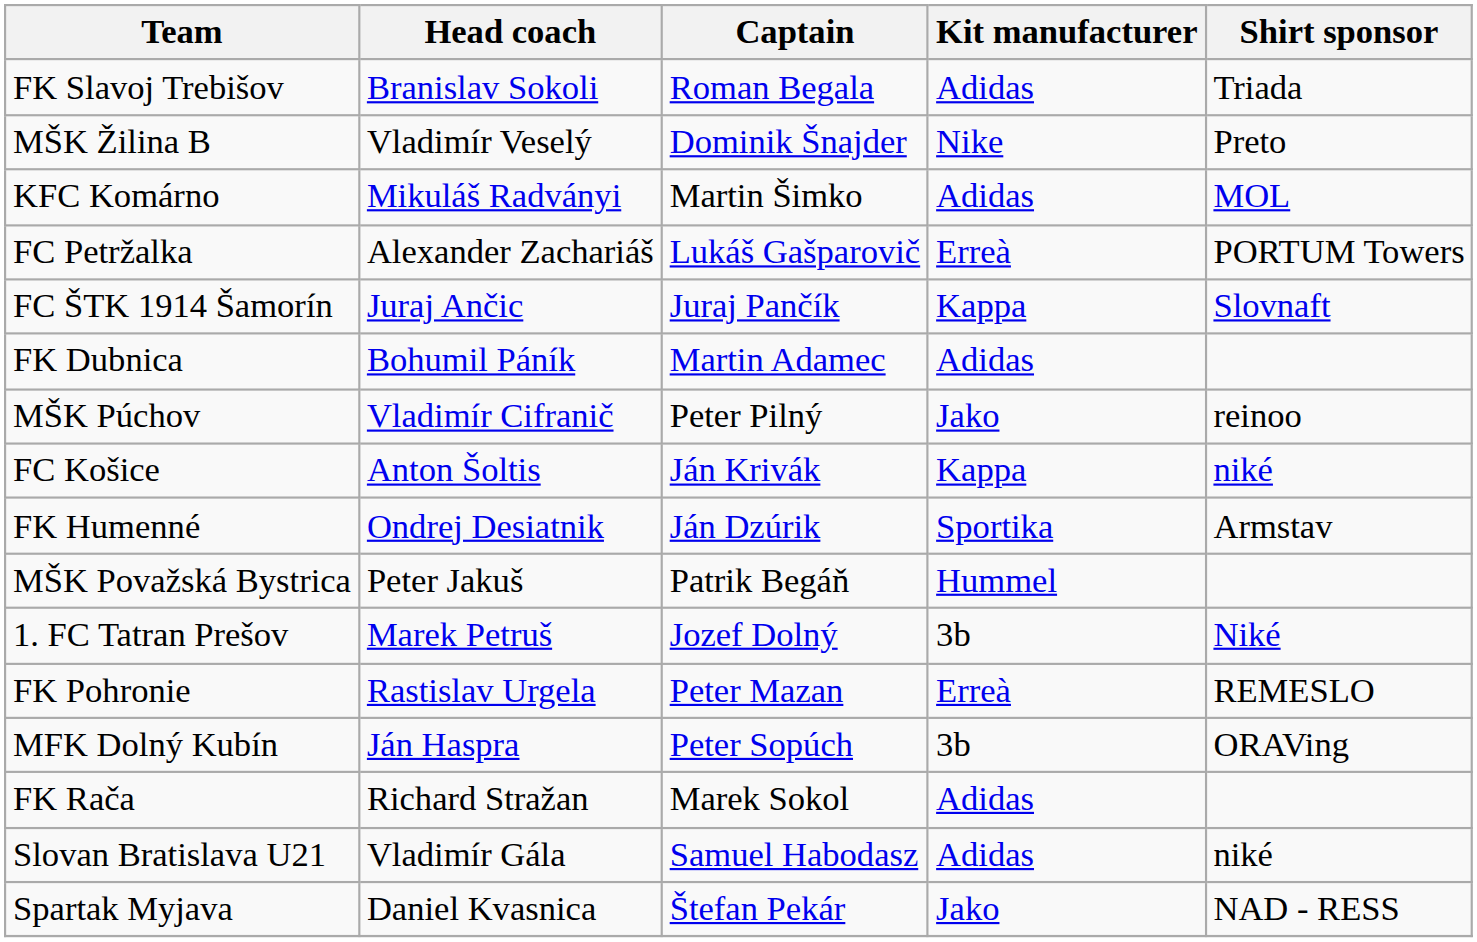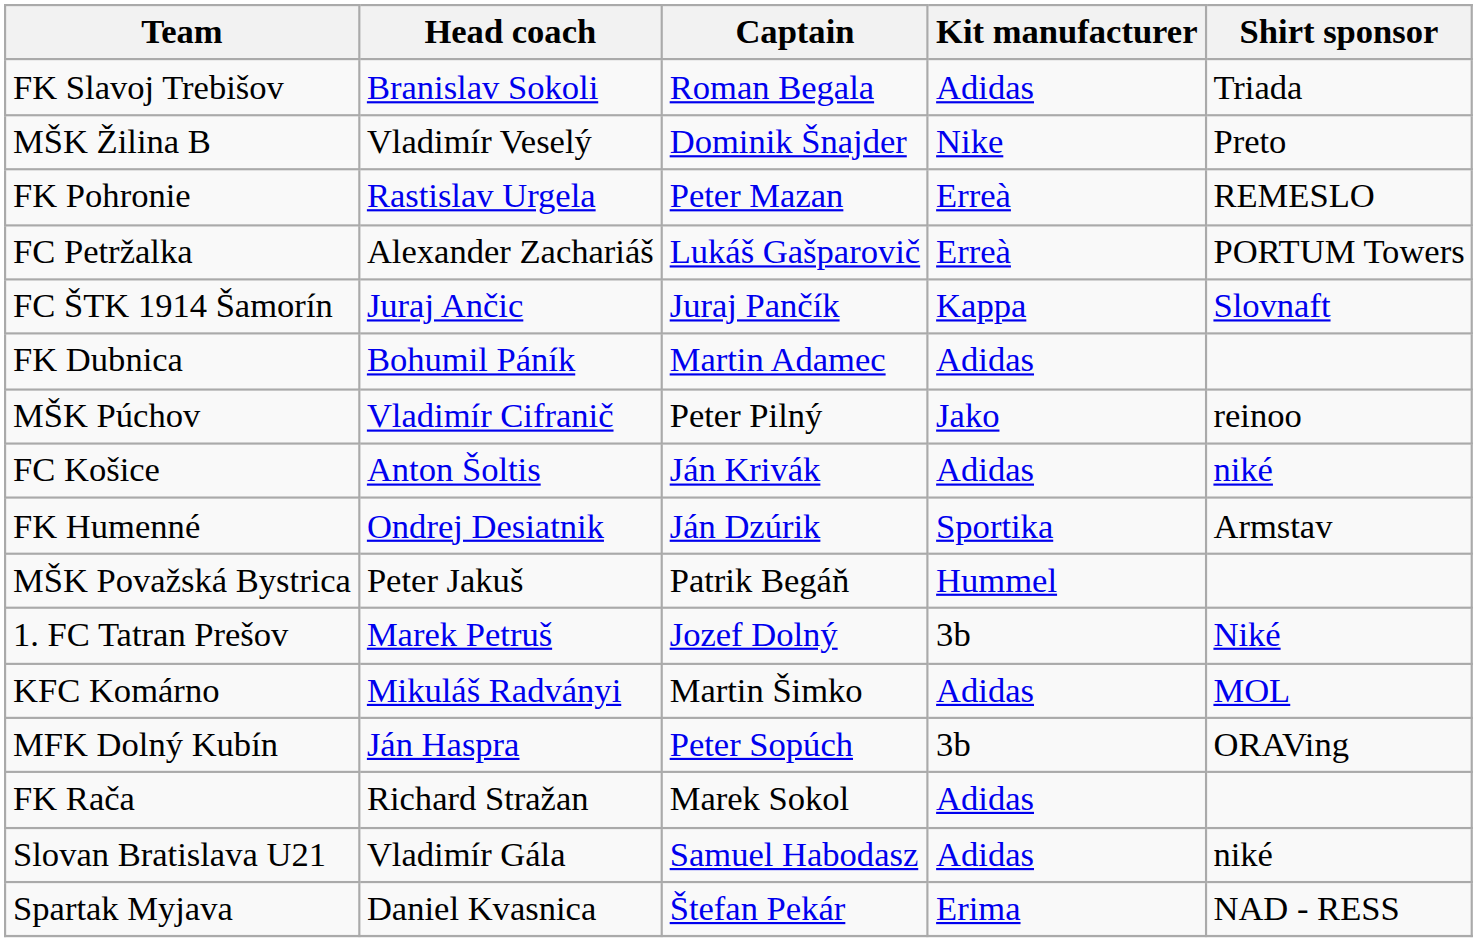rows swapped: (116, 196) <-> (102, 689)
(981, 470) Kappa -> (985, 470) Adidas
(968, 908) Jako -> (978, 908) Erima
